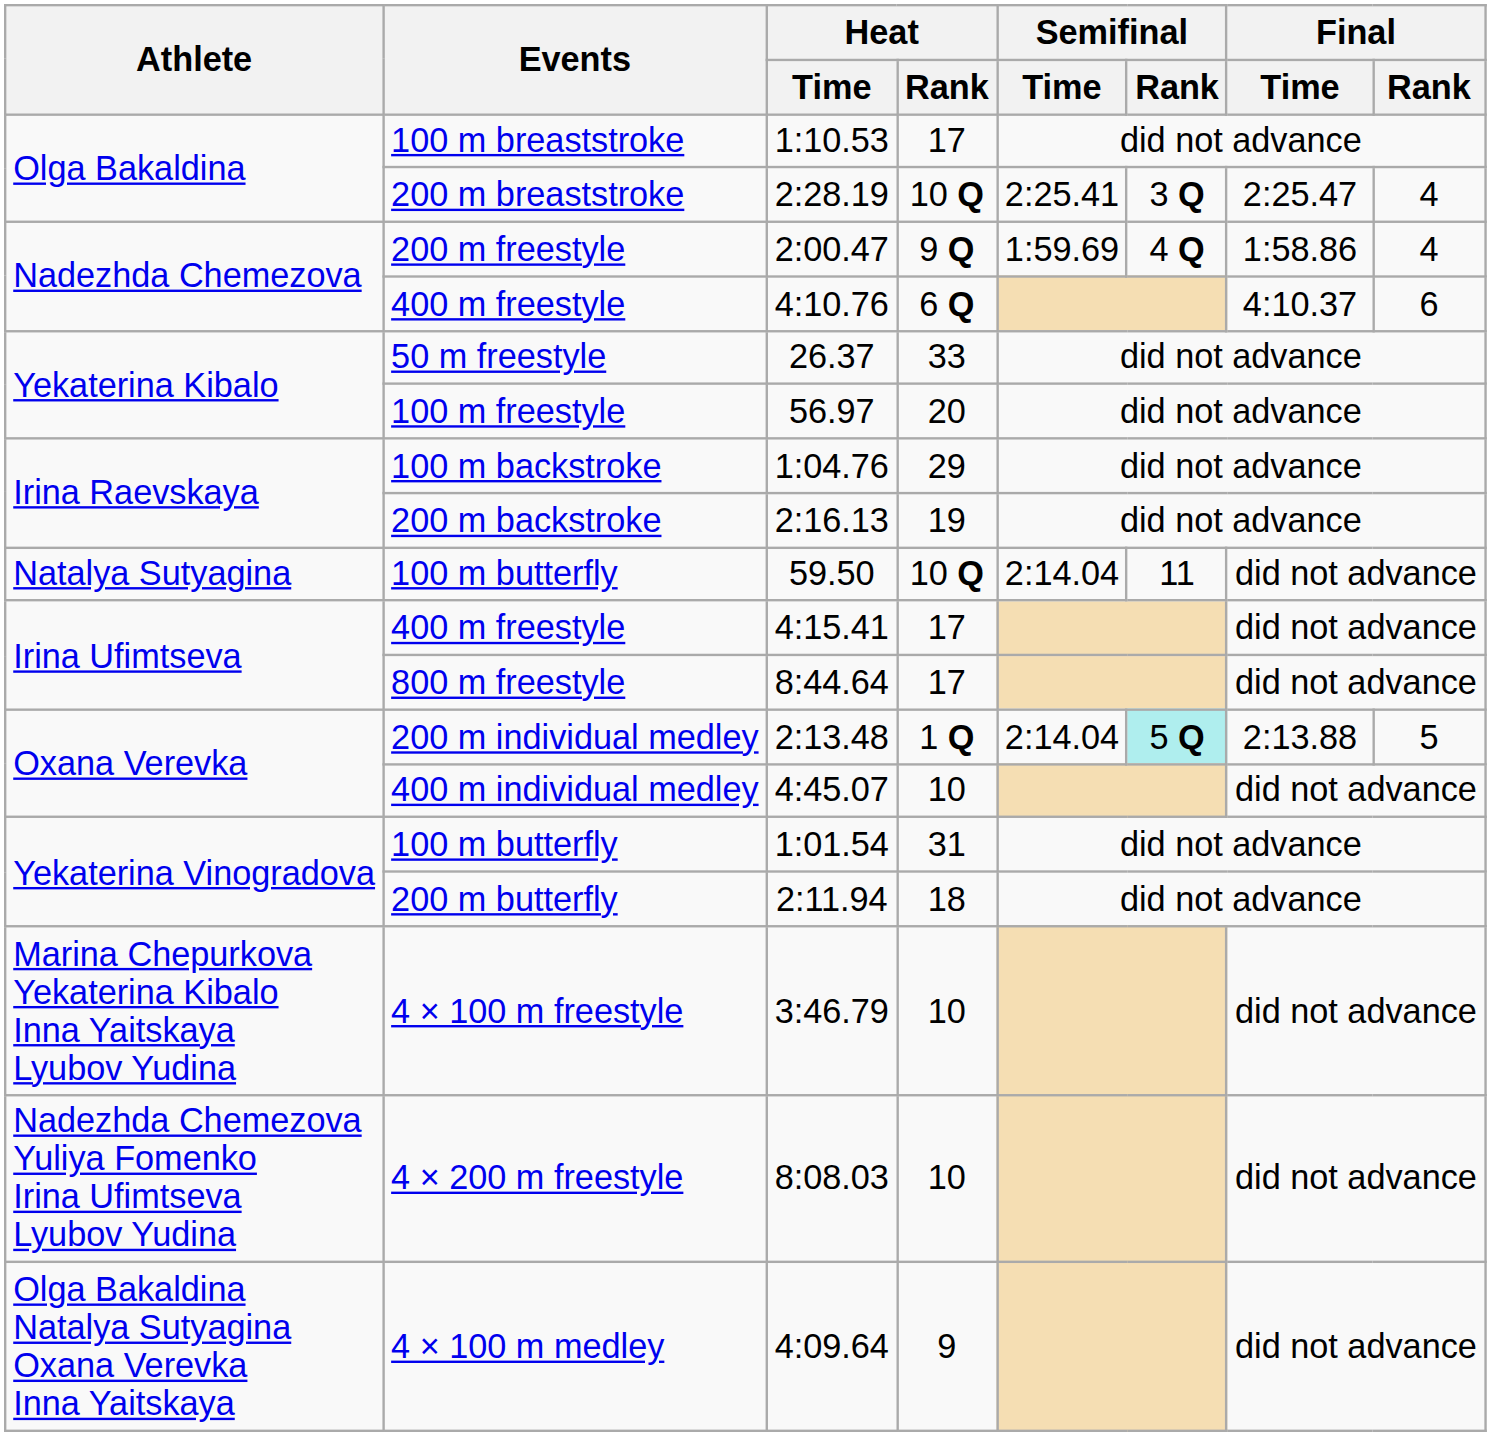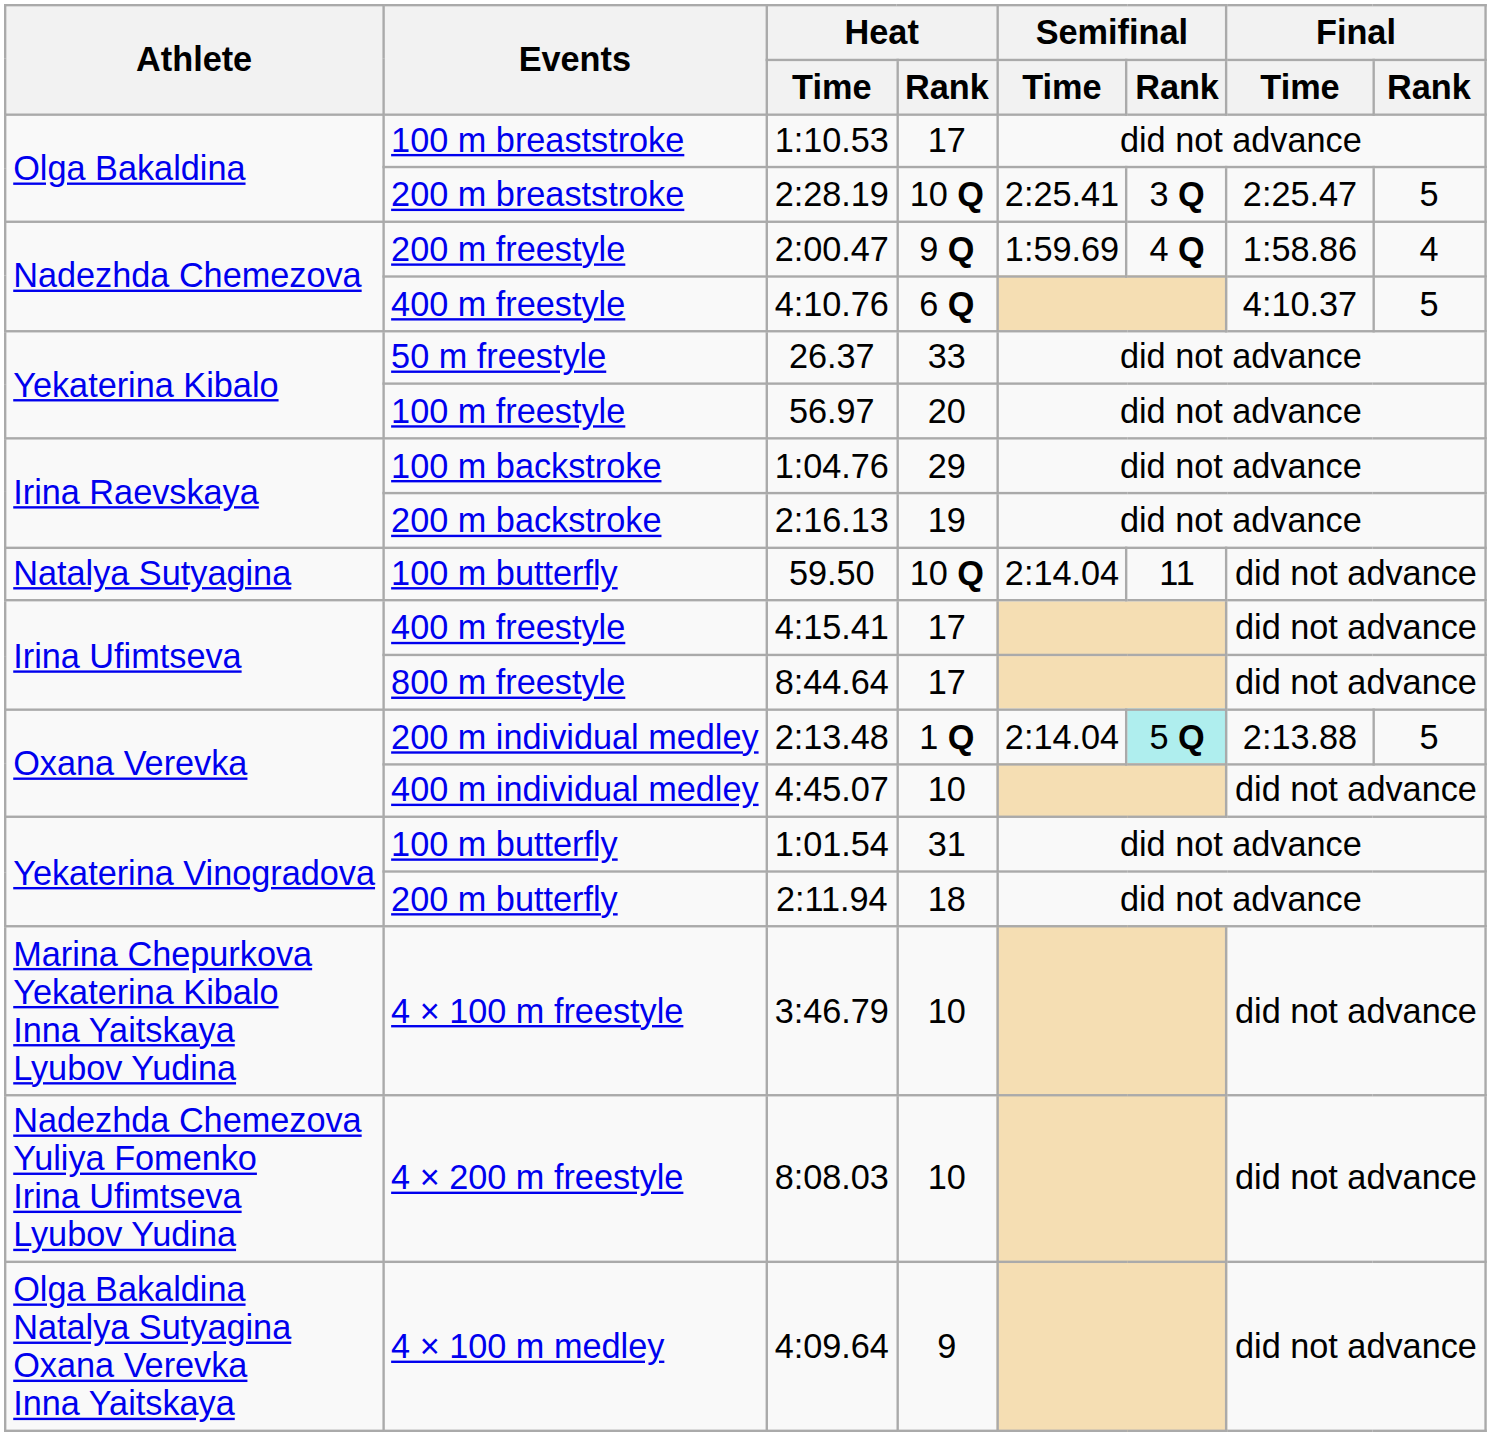(1429, 195) 4 -> (1429, 195) 5
(1429, 303) 6 -> (1429, 303) 5
